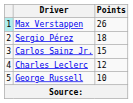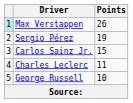(102, 38) 18 -> (102, 38) 19
(102, 65) 12 -> (102, 65) 11
